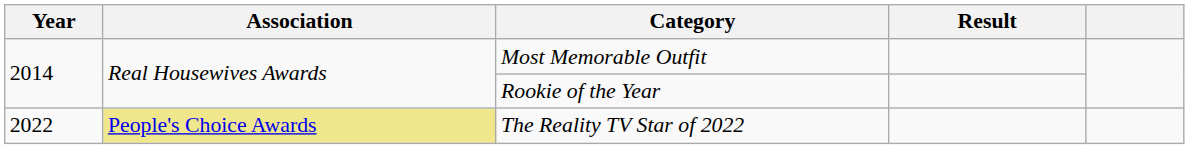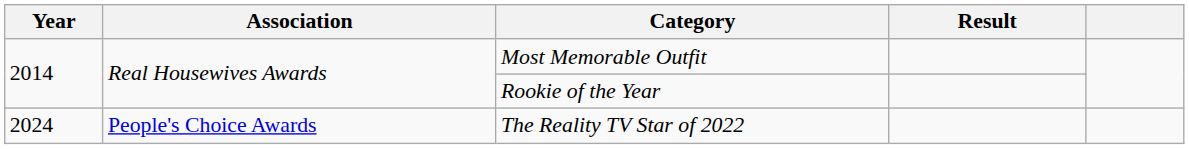(31, 125) 2022 -> (31, 125) 2024
(212, 125) khaki background -> (212, 125) no background
